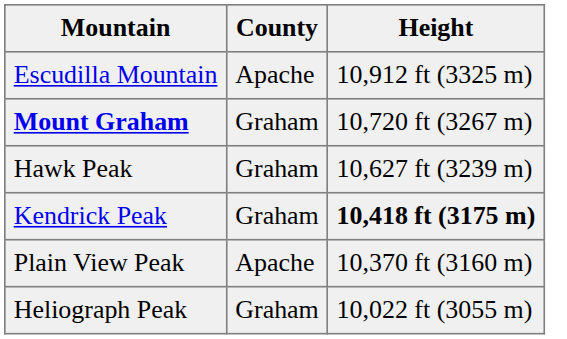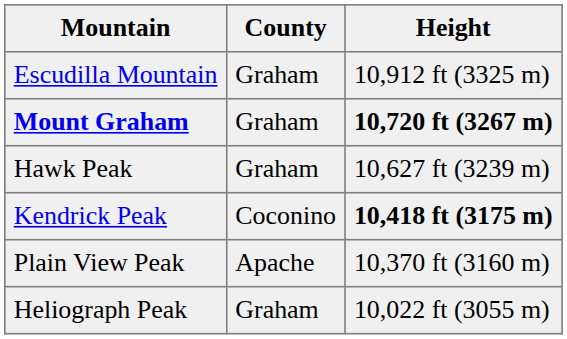(275, 74) Apache -> (277, 74) Graham
(434, 121) normal -> (453, 121) bold
(277, 215) Graham -> (286, 215) Coconino
